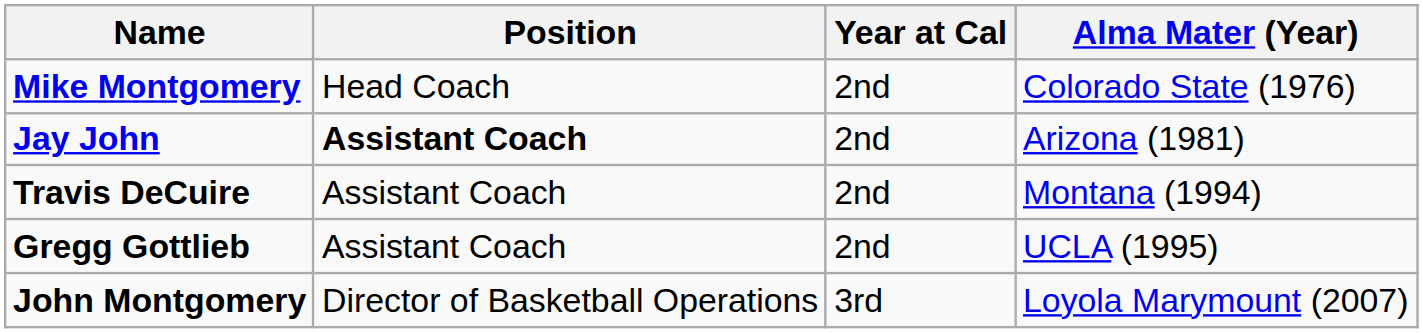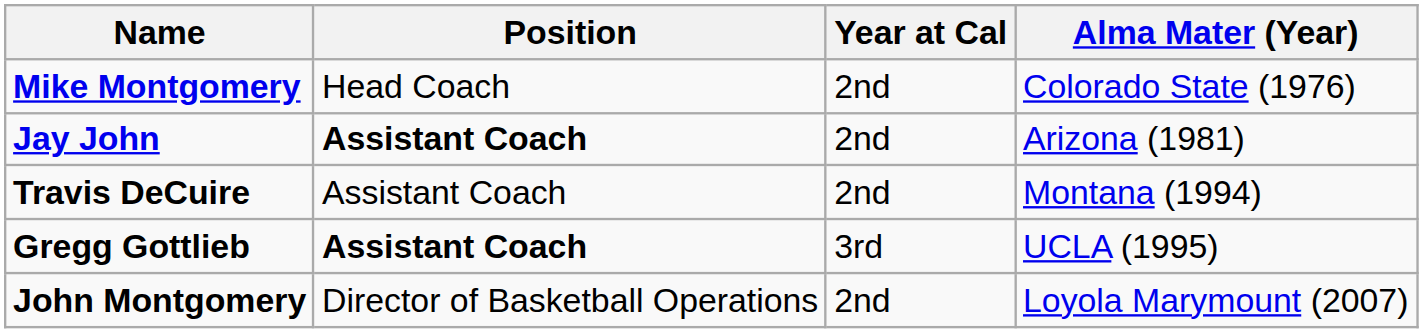(444, 246) normal -> (455, 246) bold
(862, 246) 2nd -> (859, 246) 3rd
(859, 300) 3rd -> (862, 300) 2nd
